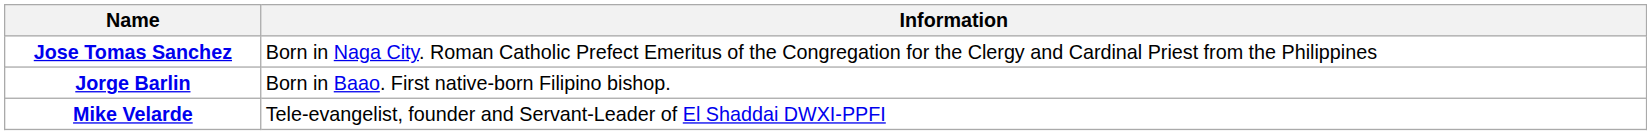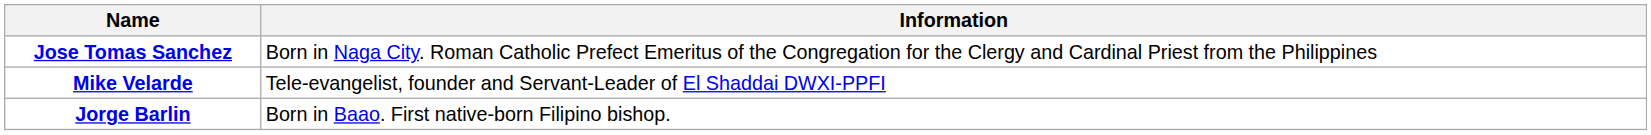rows swapped: (133, 114) <-> (133, 83)
